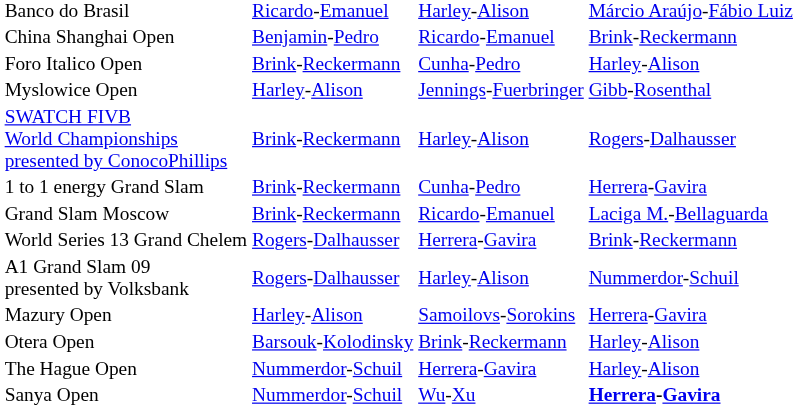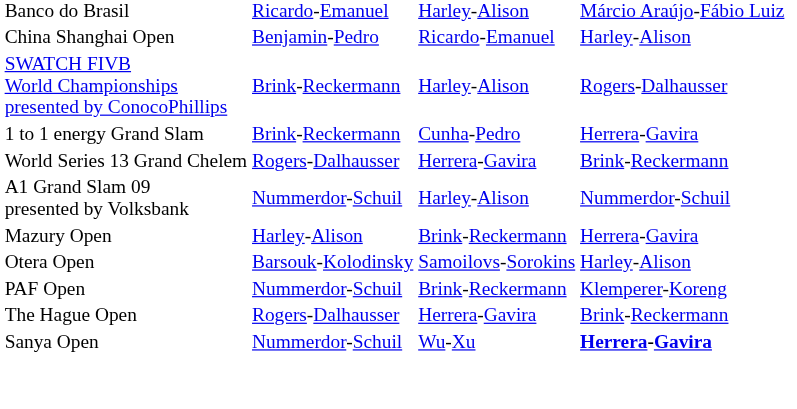(663, 37) Brink-Reckermann -> (635, 37) Harley-Alison
- row: (73, 63)
- row: (71, 90)
- row: (87, 213)
(326, 277) Rogers-Dalhausser -> (327, 197) Nummerdor-Schuil
(497, 315) Samoilovs-Sorokins -> (492, 235) Brink-Reckermann
(492, 341) Brink-Reckermann -> (497, 262) Samoilovs-Sorokins
+ row: (45, 288)
(327, 368) Nummerdor-Schuil -> (326, 315) Rogers-Dalhausser
(644, 368) Harley-Alison -> (654, 315) Brink-Reckermann
